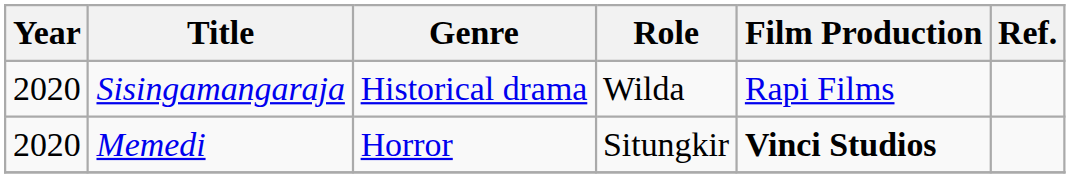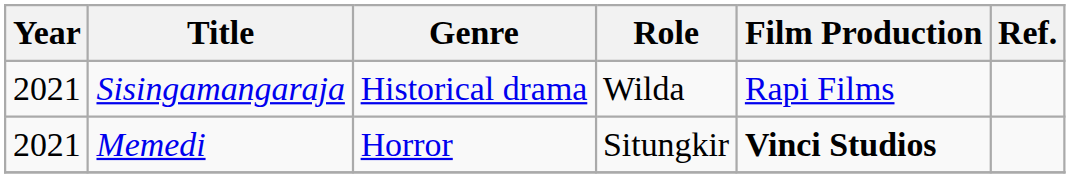(47, 88) 2020 -> (47, 88) 2021
(47, 144) 2020 -> (47, 144) 2021
